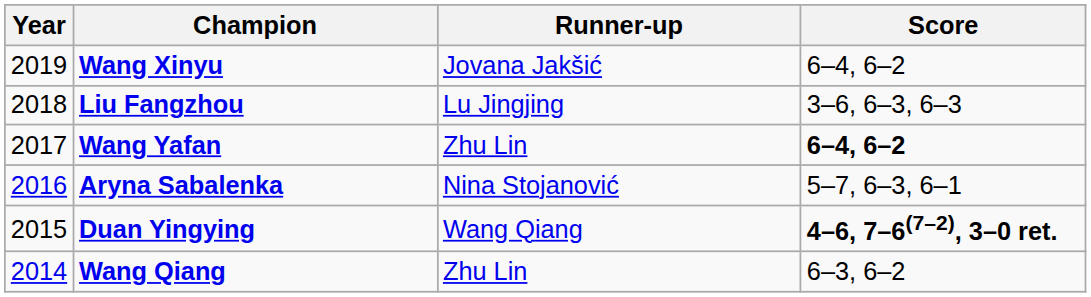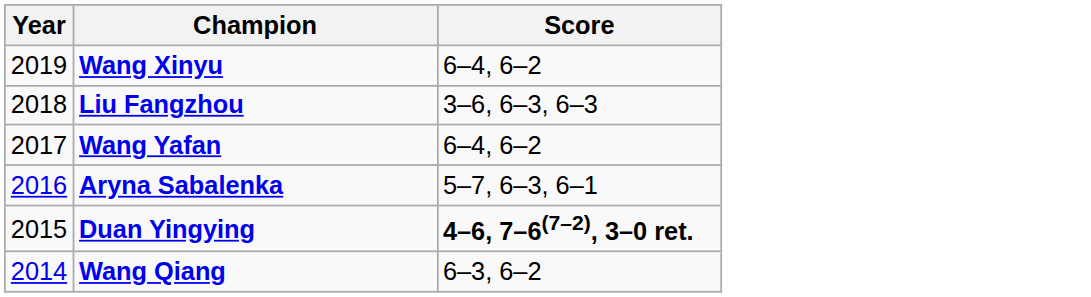- column: (619, 25)
(856, 145) bold -> (492, 145) normal
